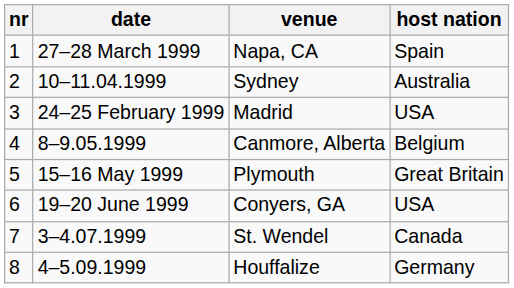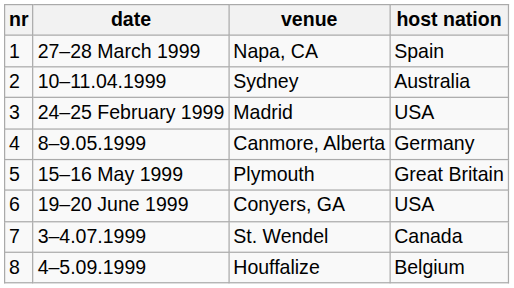(429, 143) Belgium -> (434, 143) Germany
(434, 267) Germany -> (429, 267) Belgium
